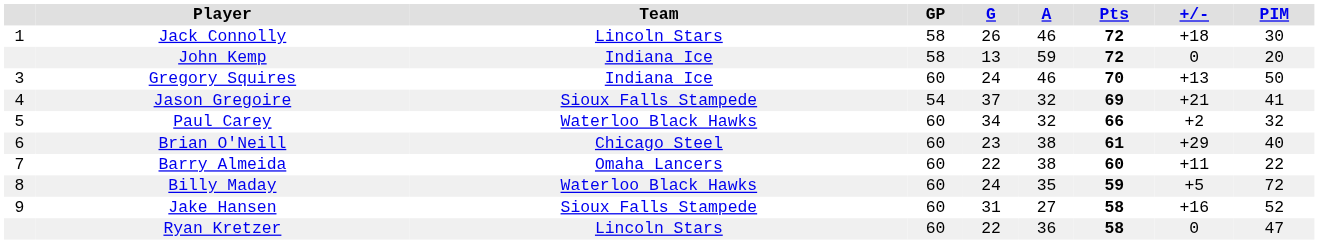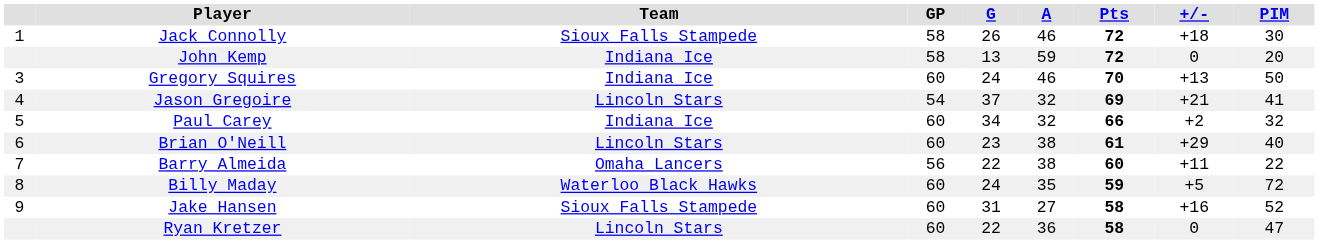(659, 36) Lincoln Stars -> (659, 36) Sioux Falls Stampede
(659, 100) Sioux Falls Stampede -> (659, 100) Lincoln Stars
(659, 122) Waterloo Black Hawks -> (659, 122) Indiana Ice
(659, 143) Chicago Steel -> (659, 143) Lincoln Stars
(936, 165) 60 -> (936, 165) 56
